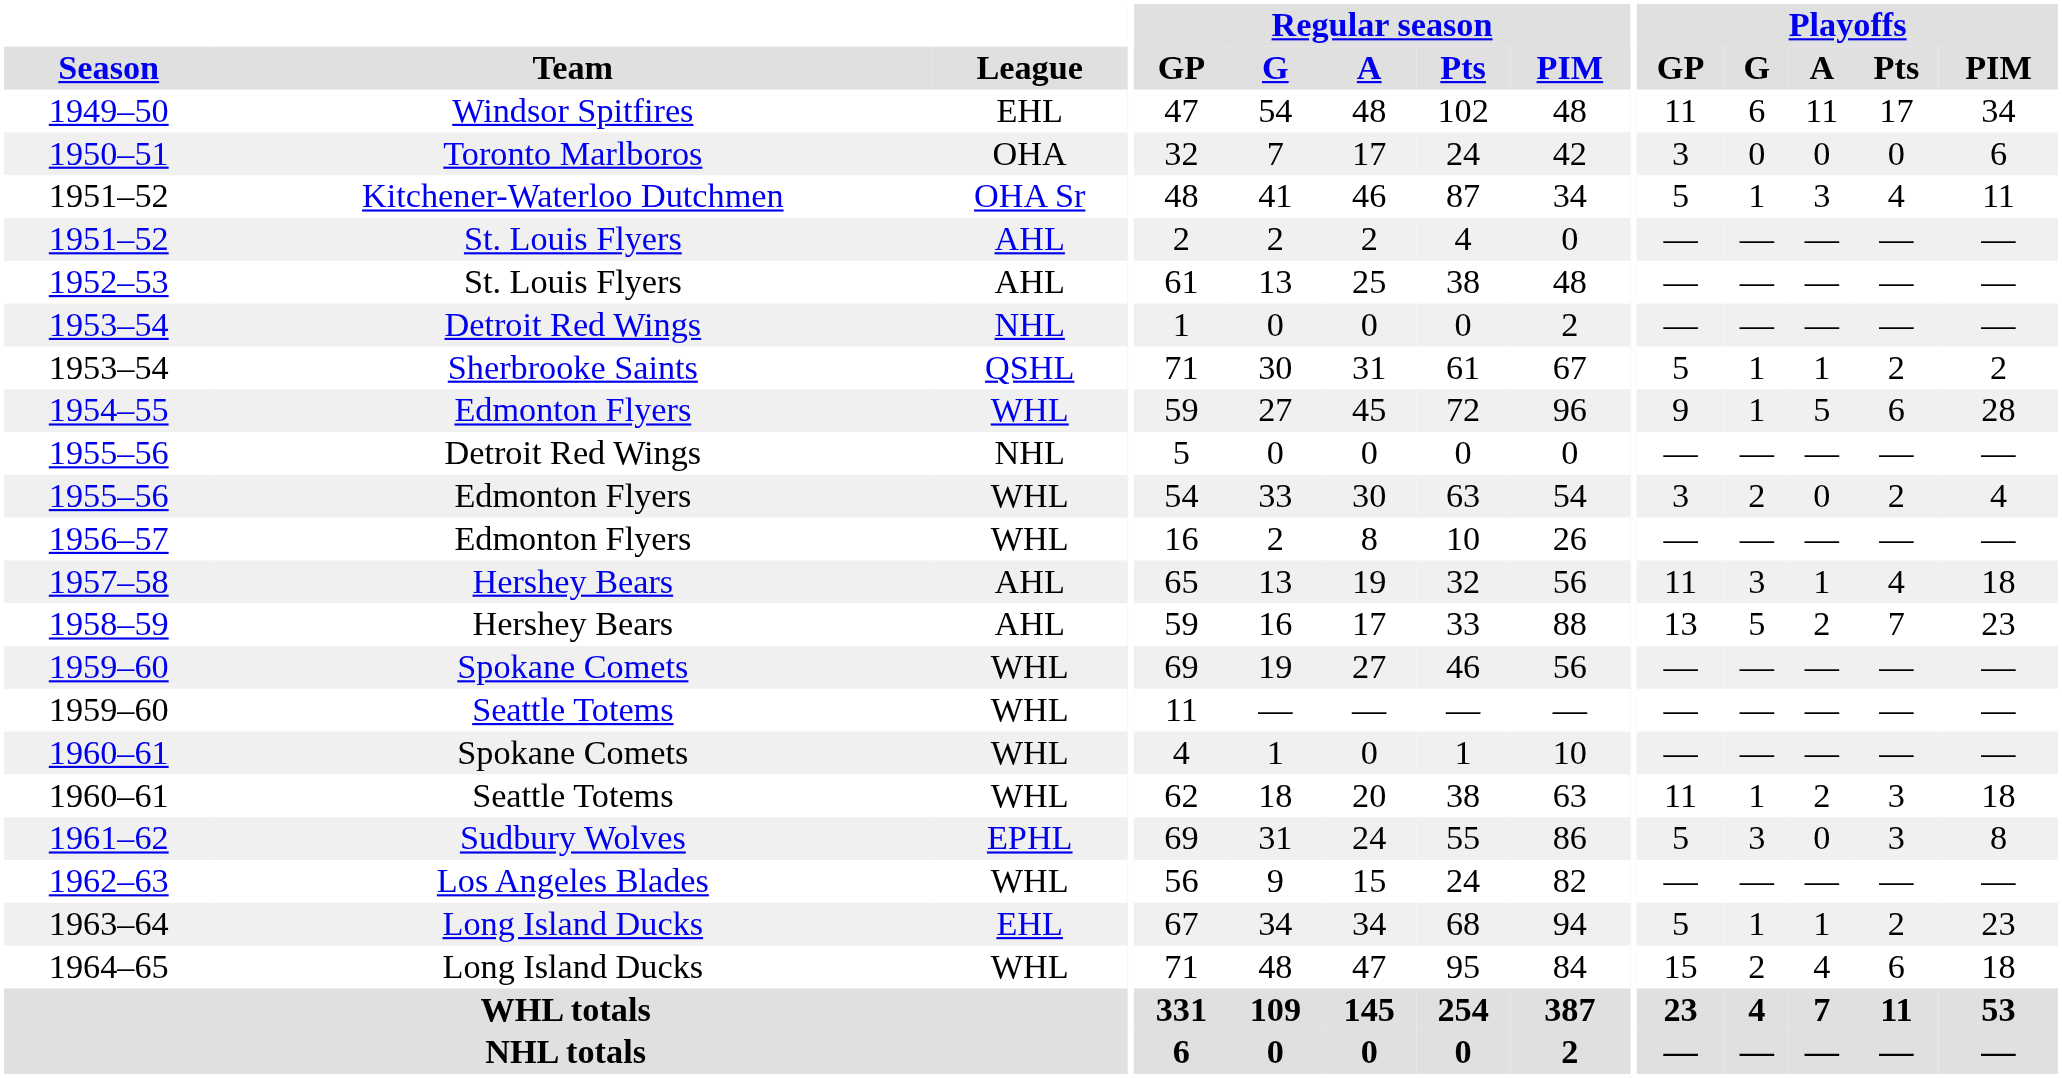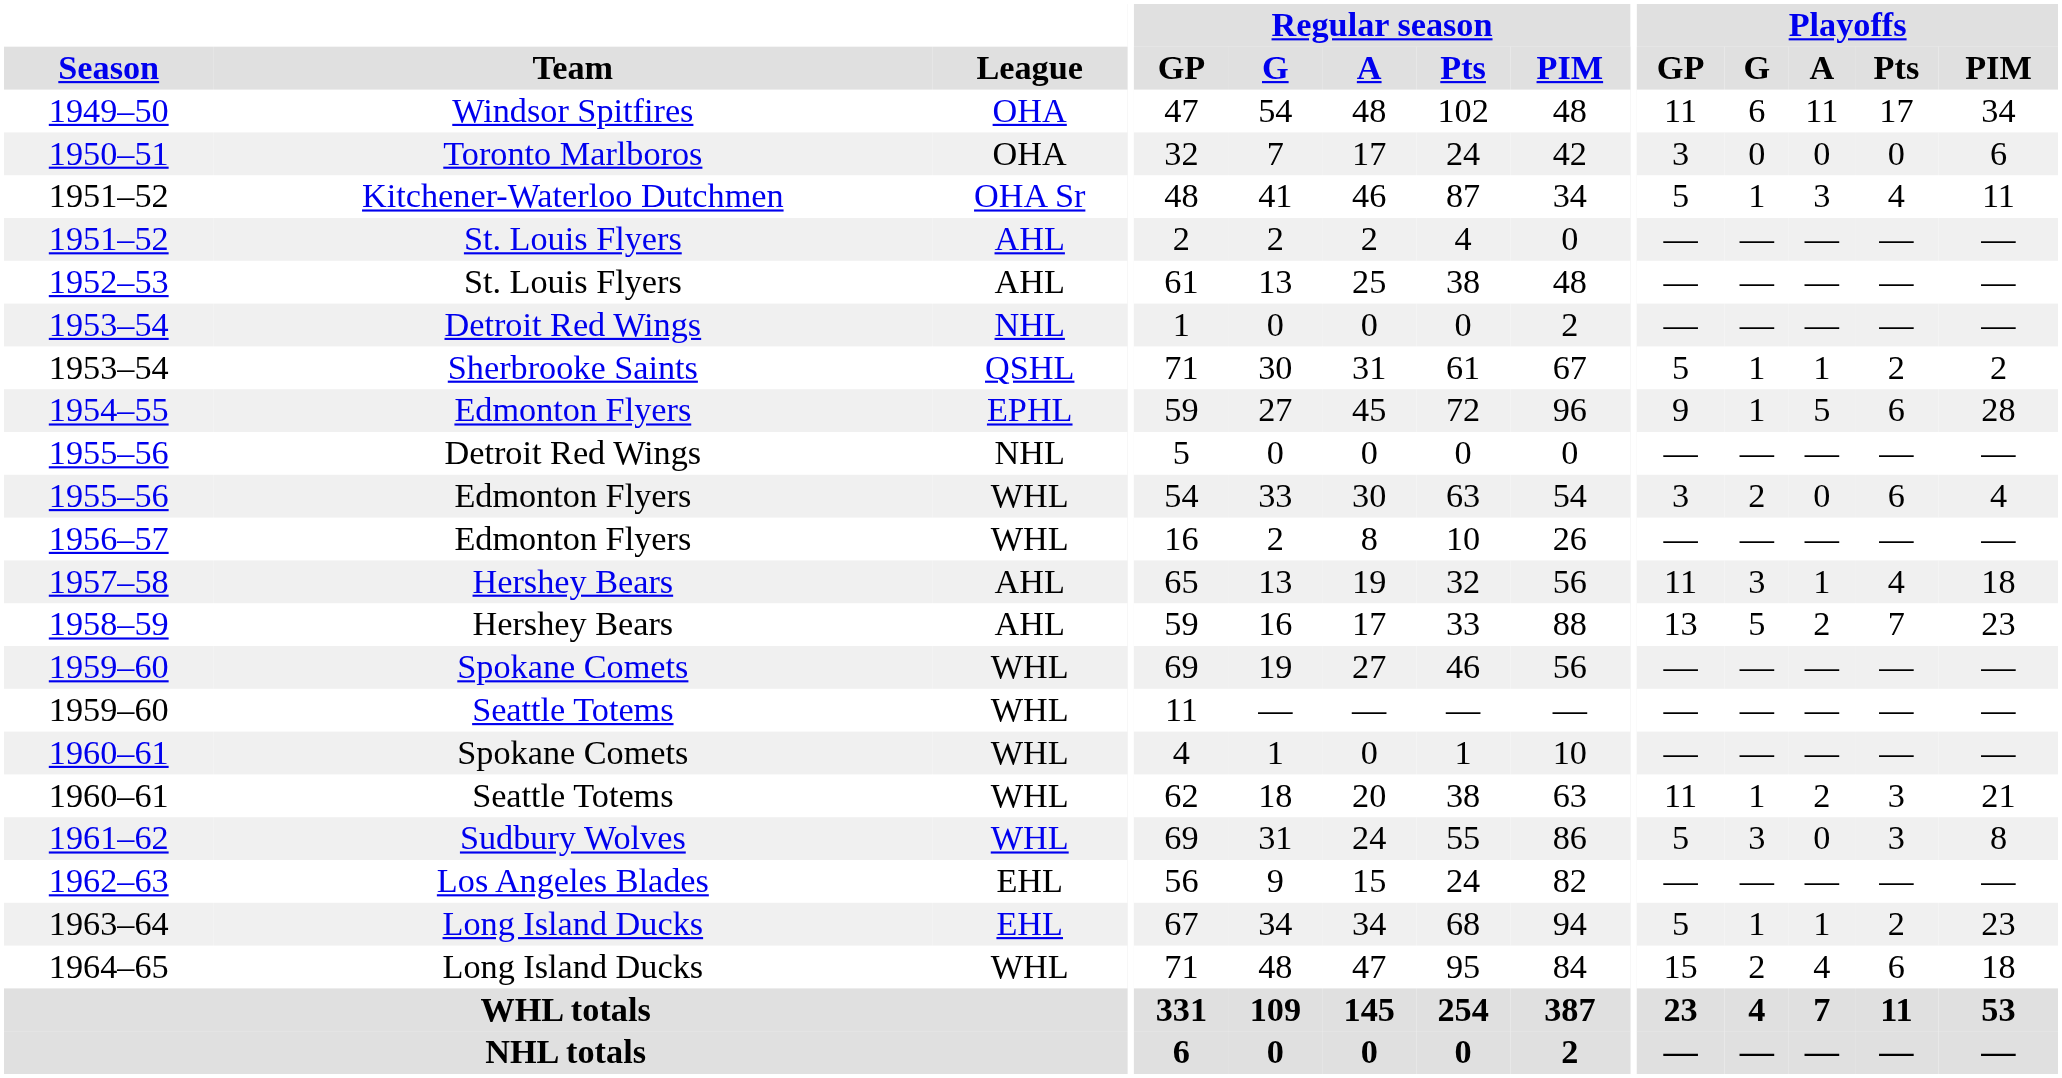(1030, 110) EHL -> (1030, 110) OHA
(1030, 410) WHL -> (1030, 410) EPHL
(1896, 495) 2 -> (1896, 495) 6
(1998, 795) 18 -> (1998, 795) 21
(1030, 838) EPHL -> (1030, 838) WHL
(1030, 880) WHL -> (1030, 880) EHL
